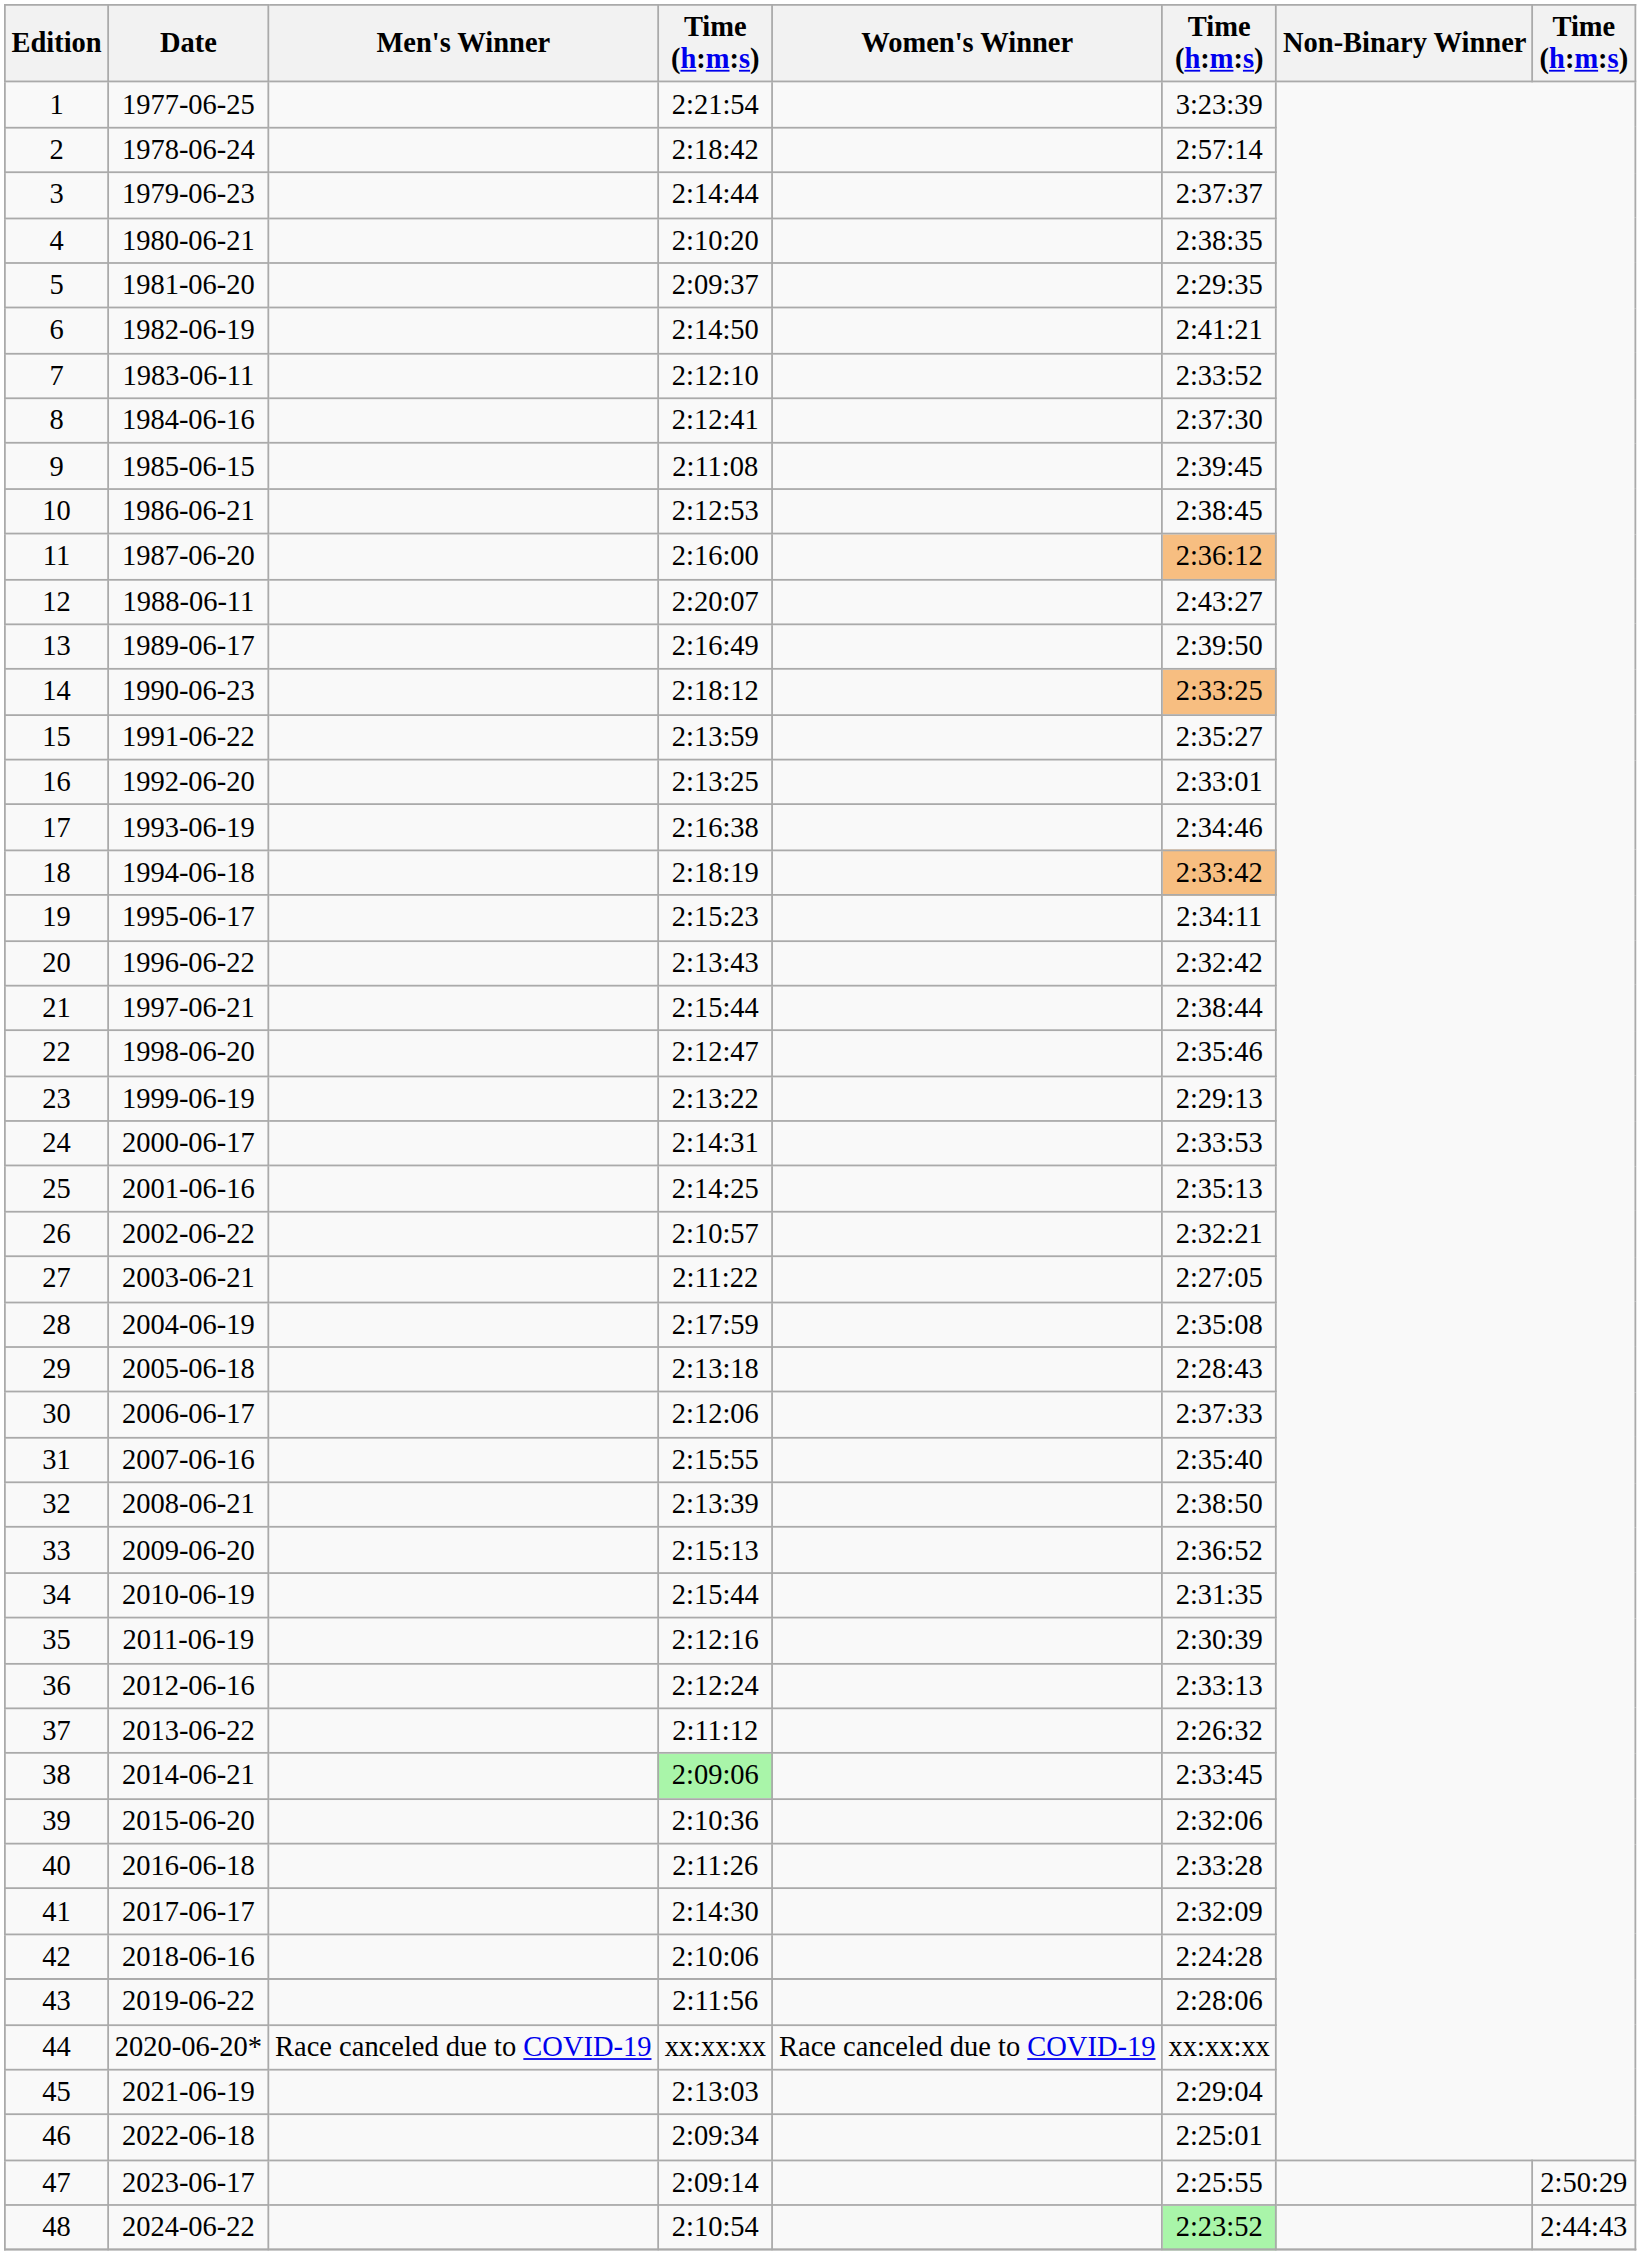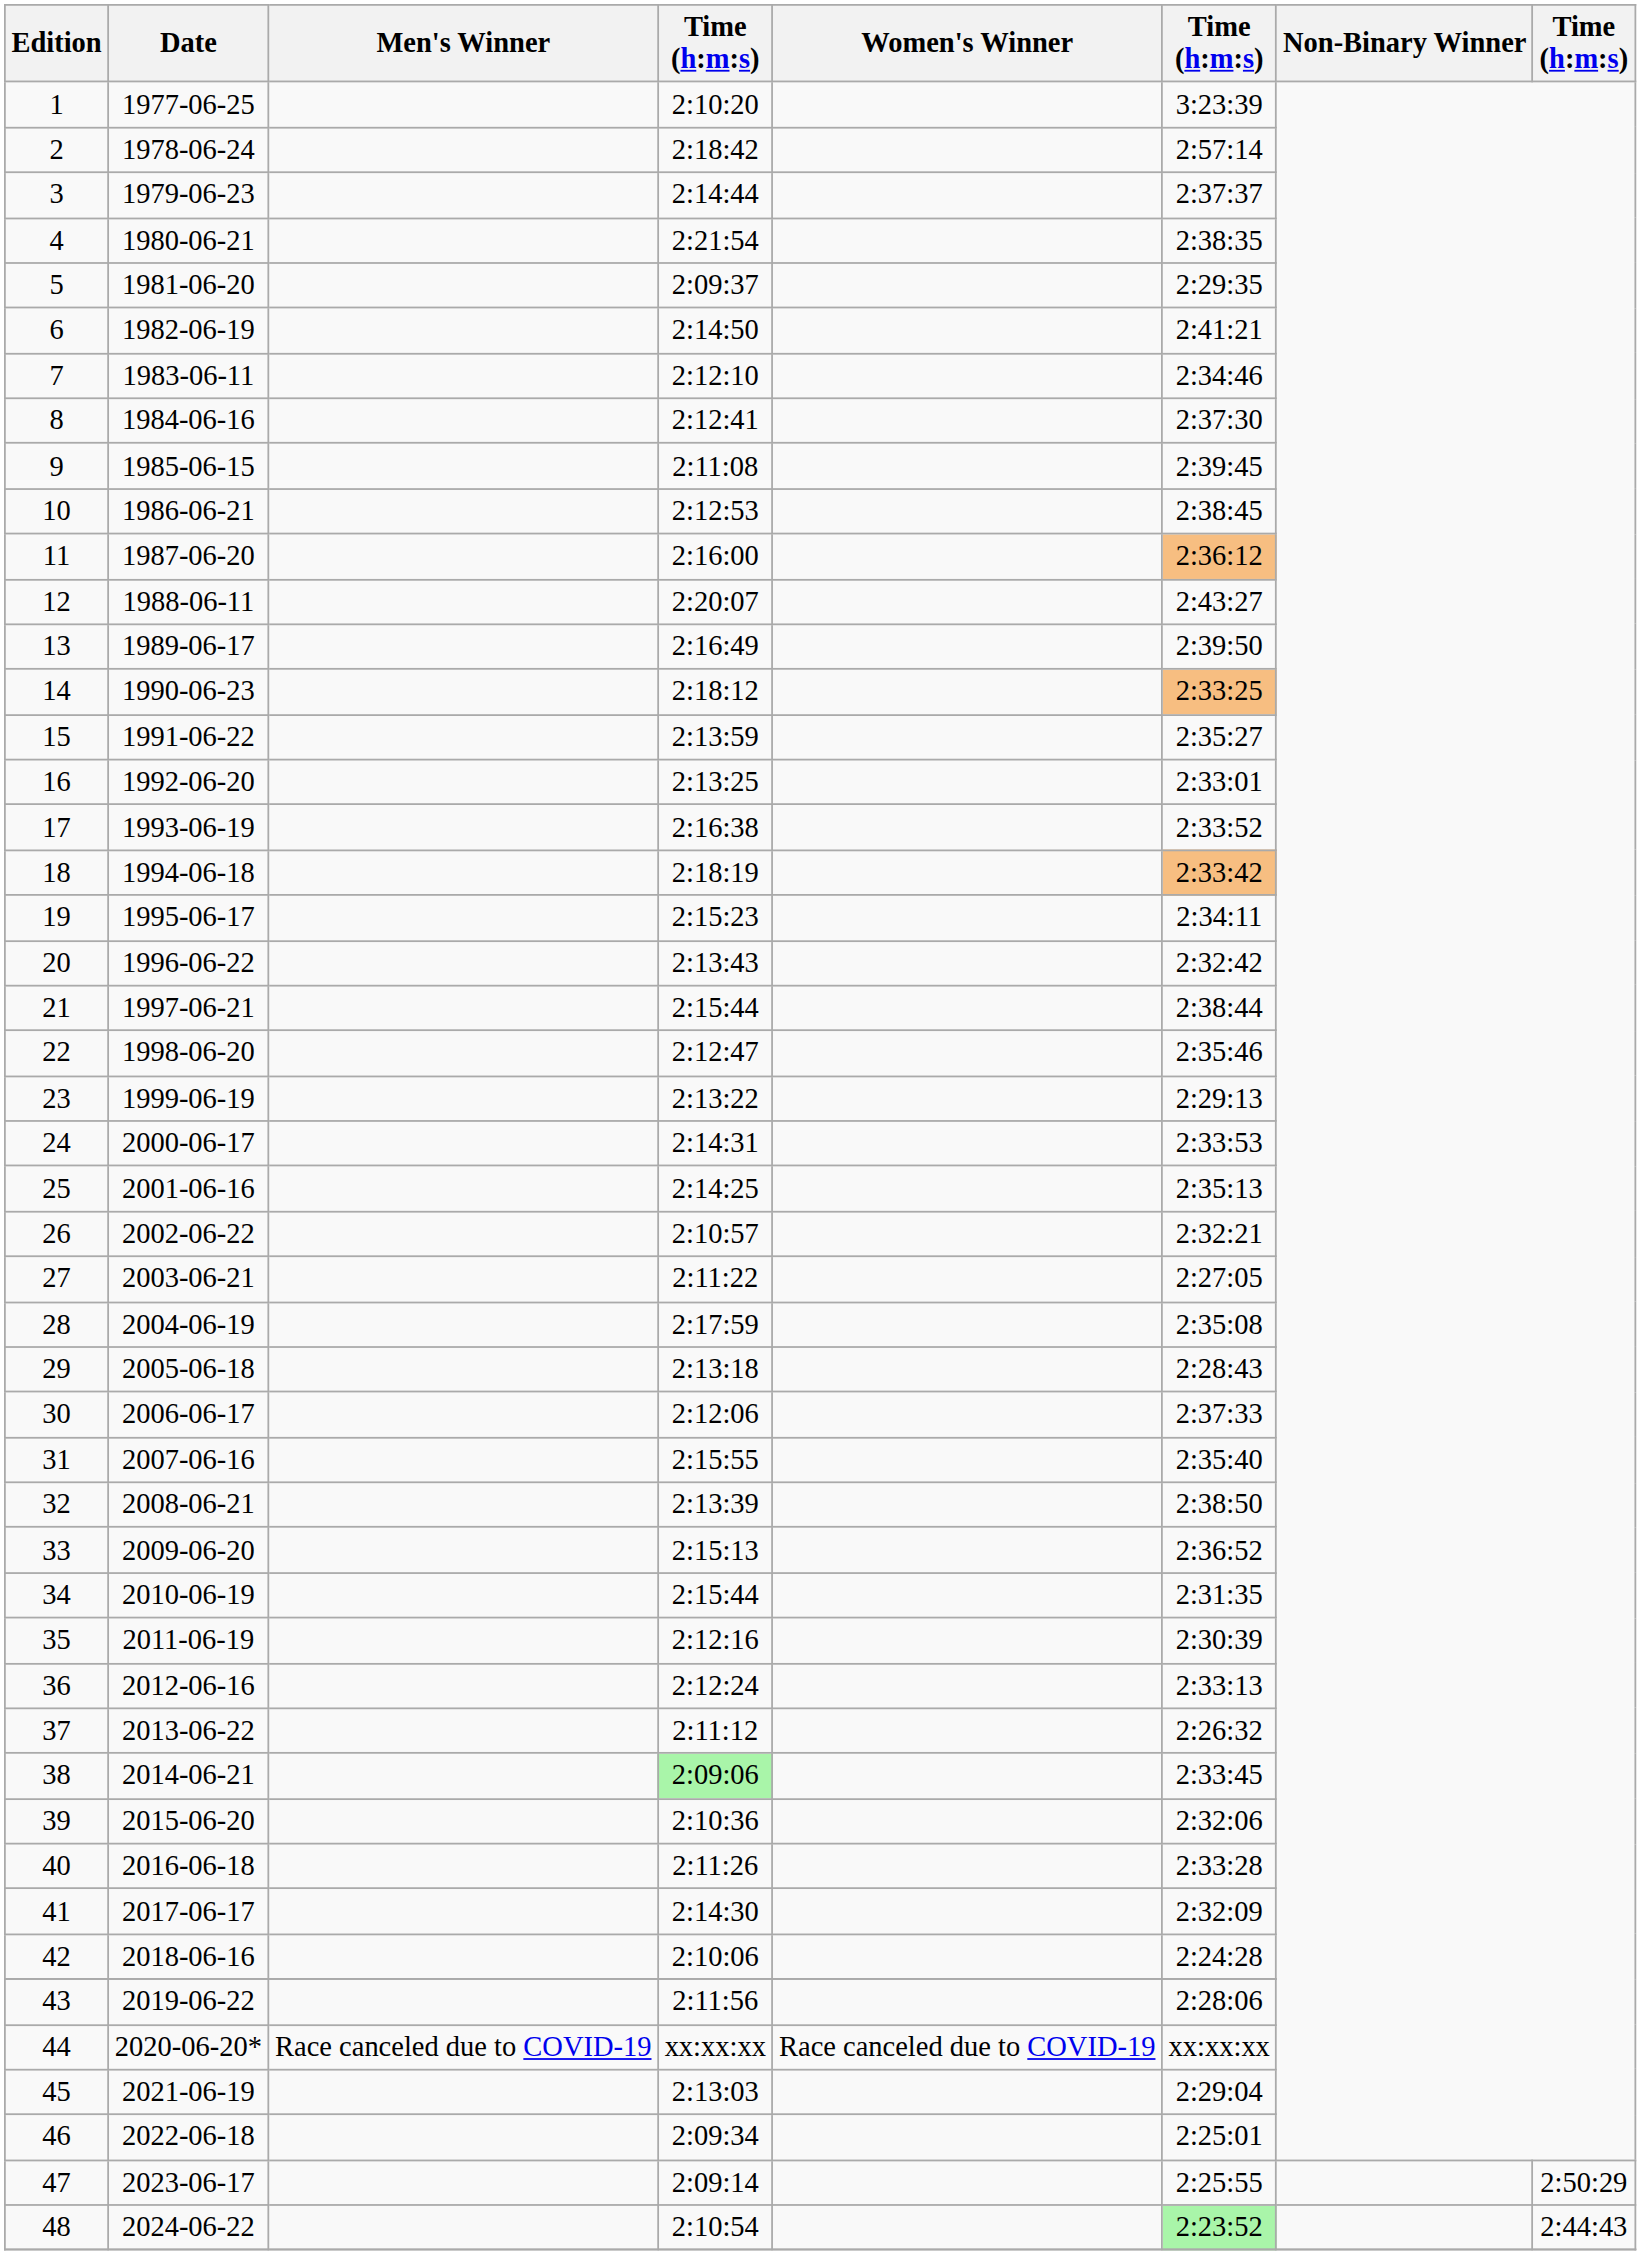(715, 104) 2:21:54 -> (715, 104) 2:10:20
(715, 239) 2:10:20 -> (715, 239) 2:21:54
(1219, 375) 2:33:52 -> (1219, 375) 2:34:46
(1219, 826) 2:34:46 -> (1219, 826) 2:33:52
